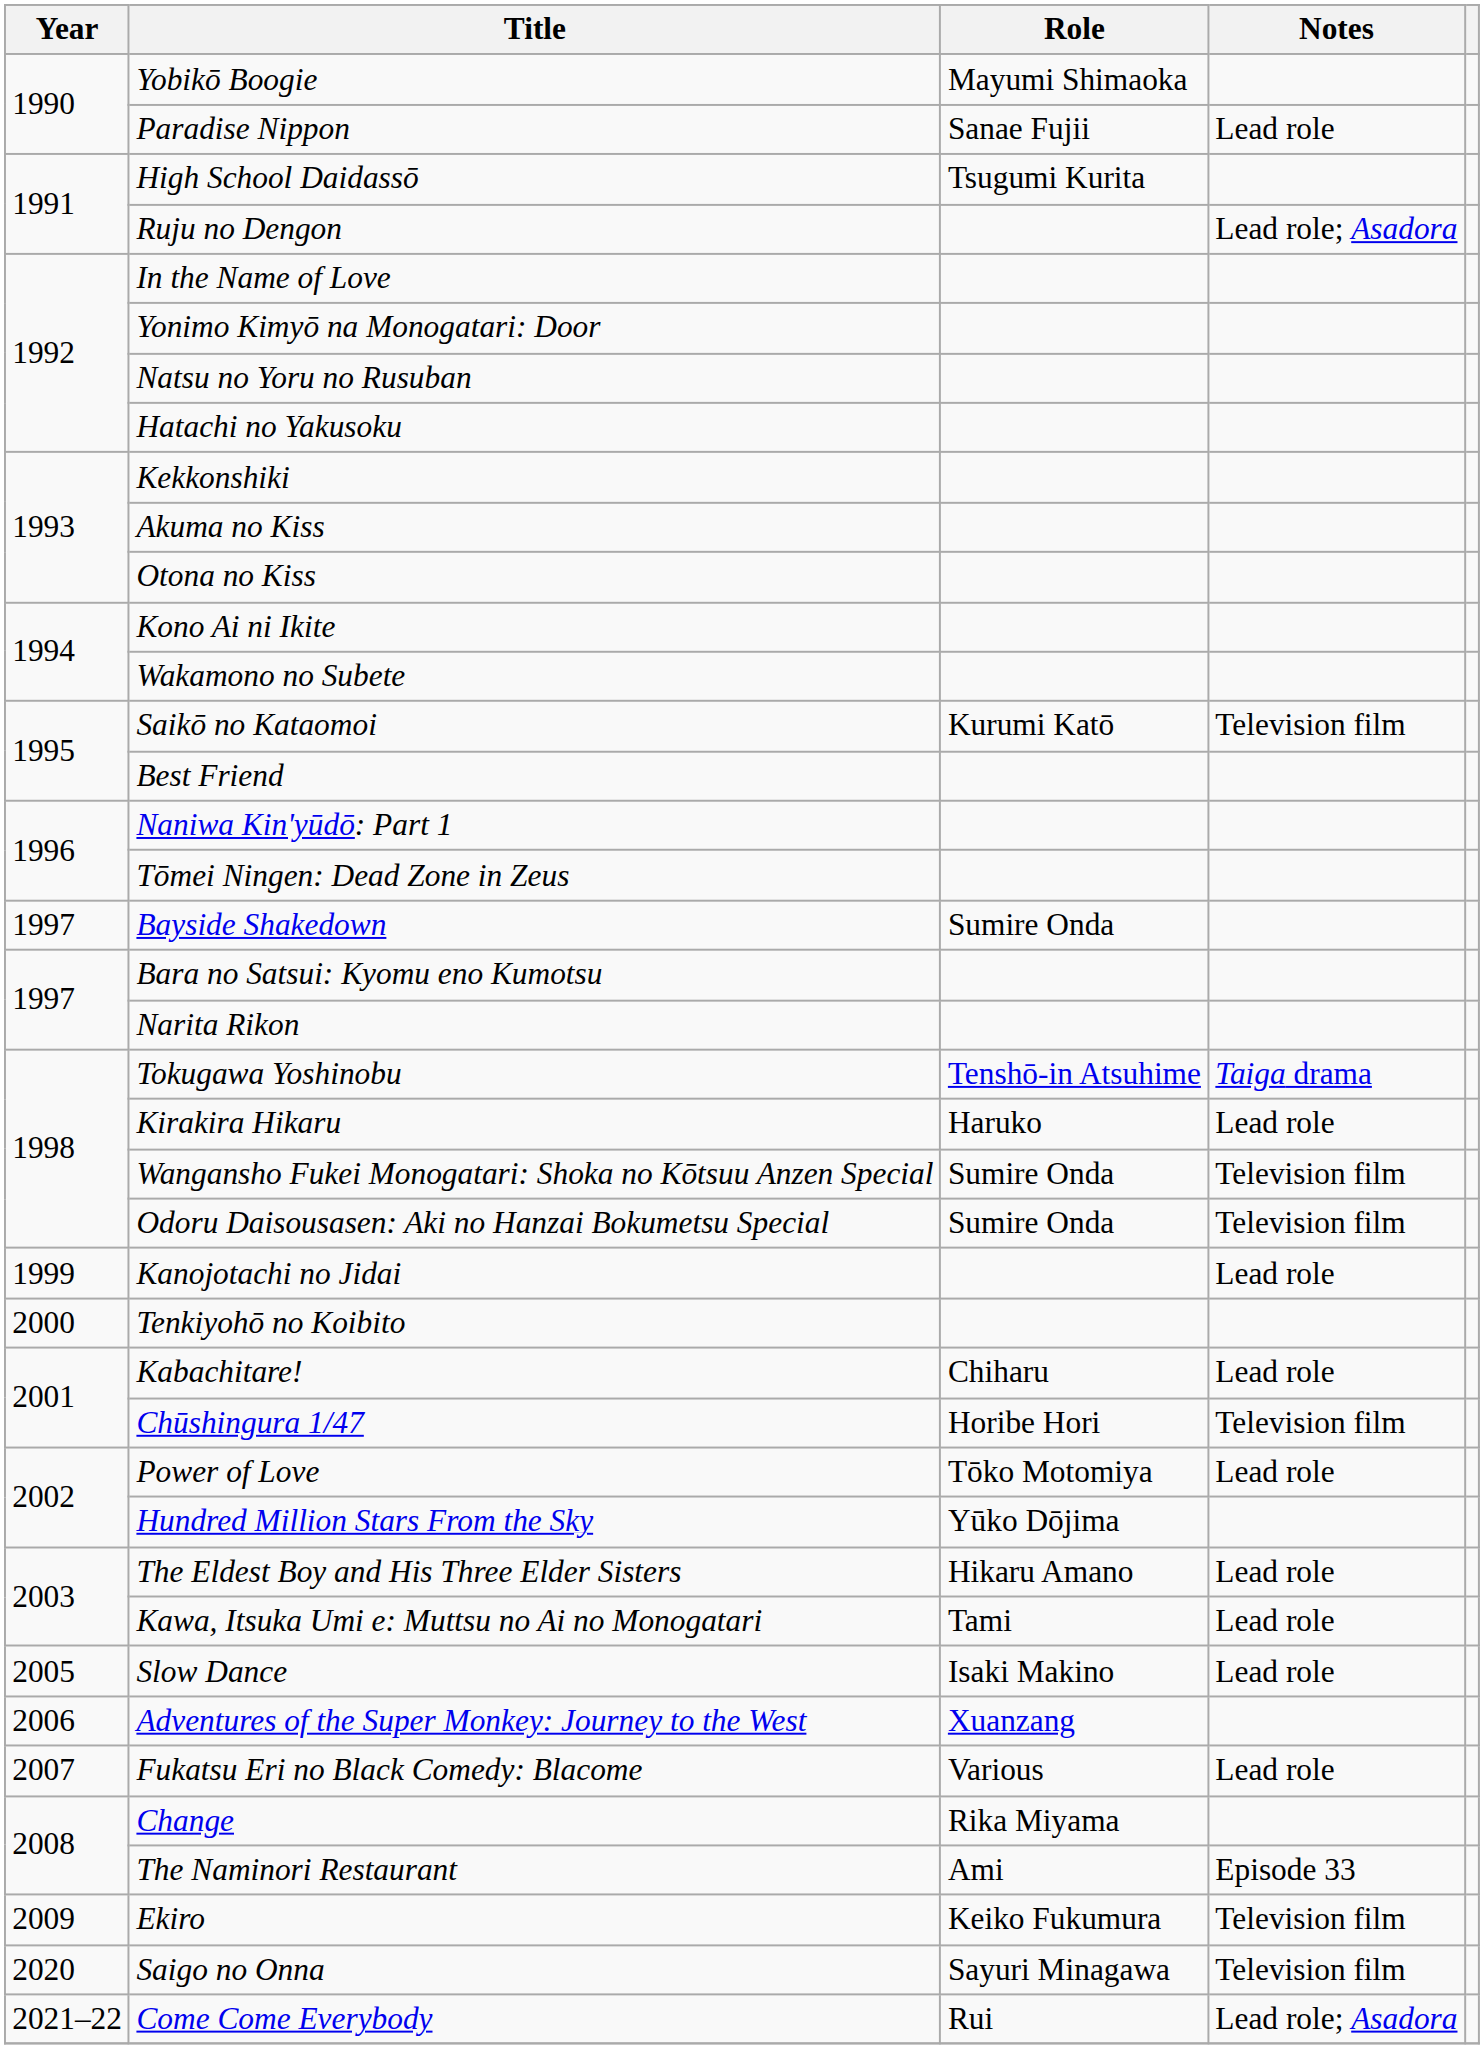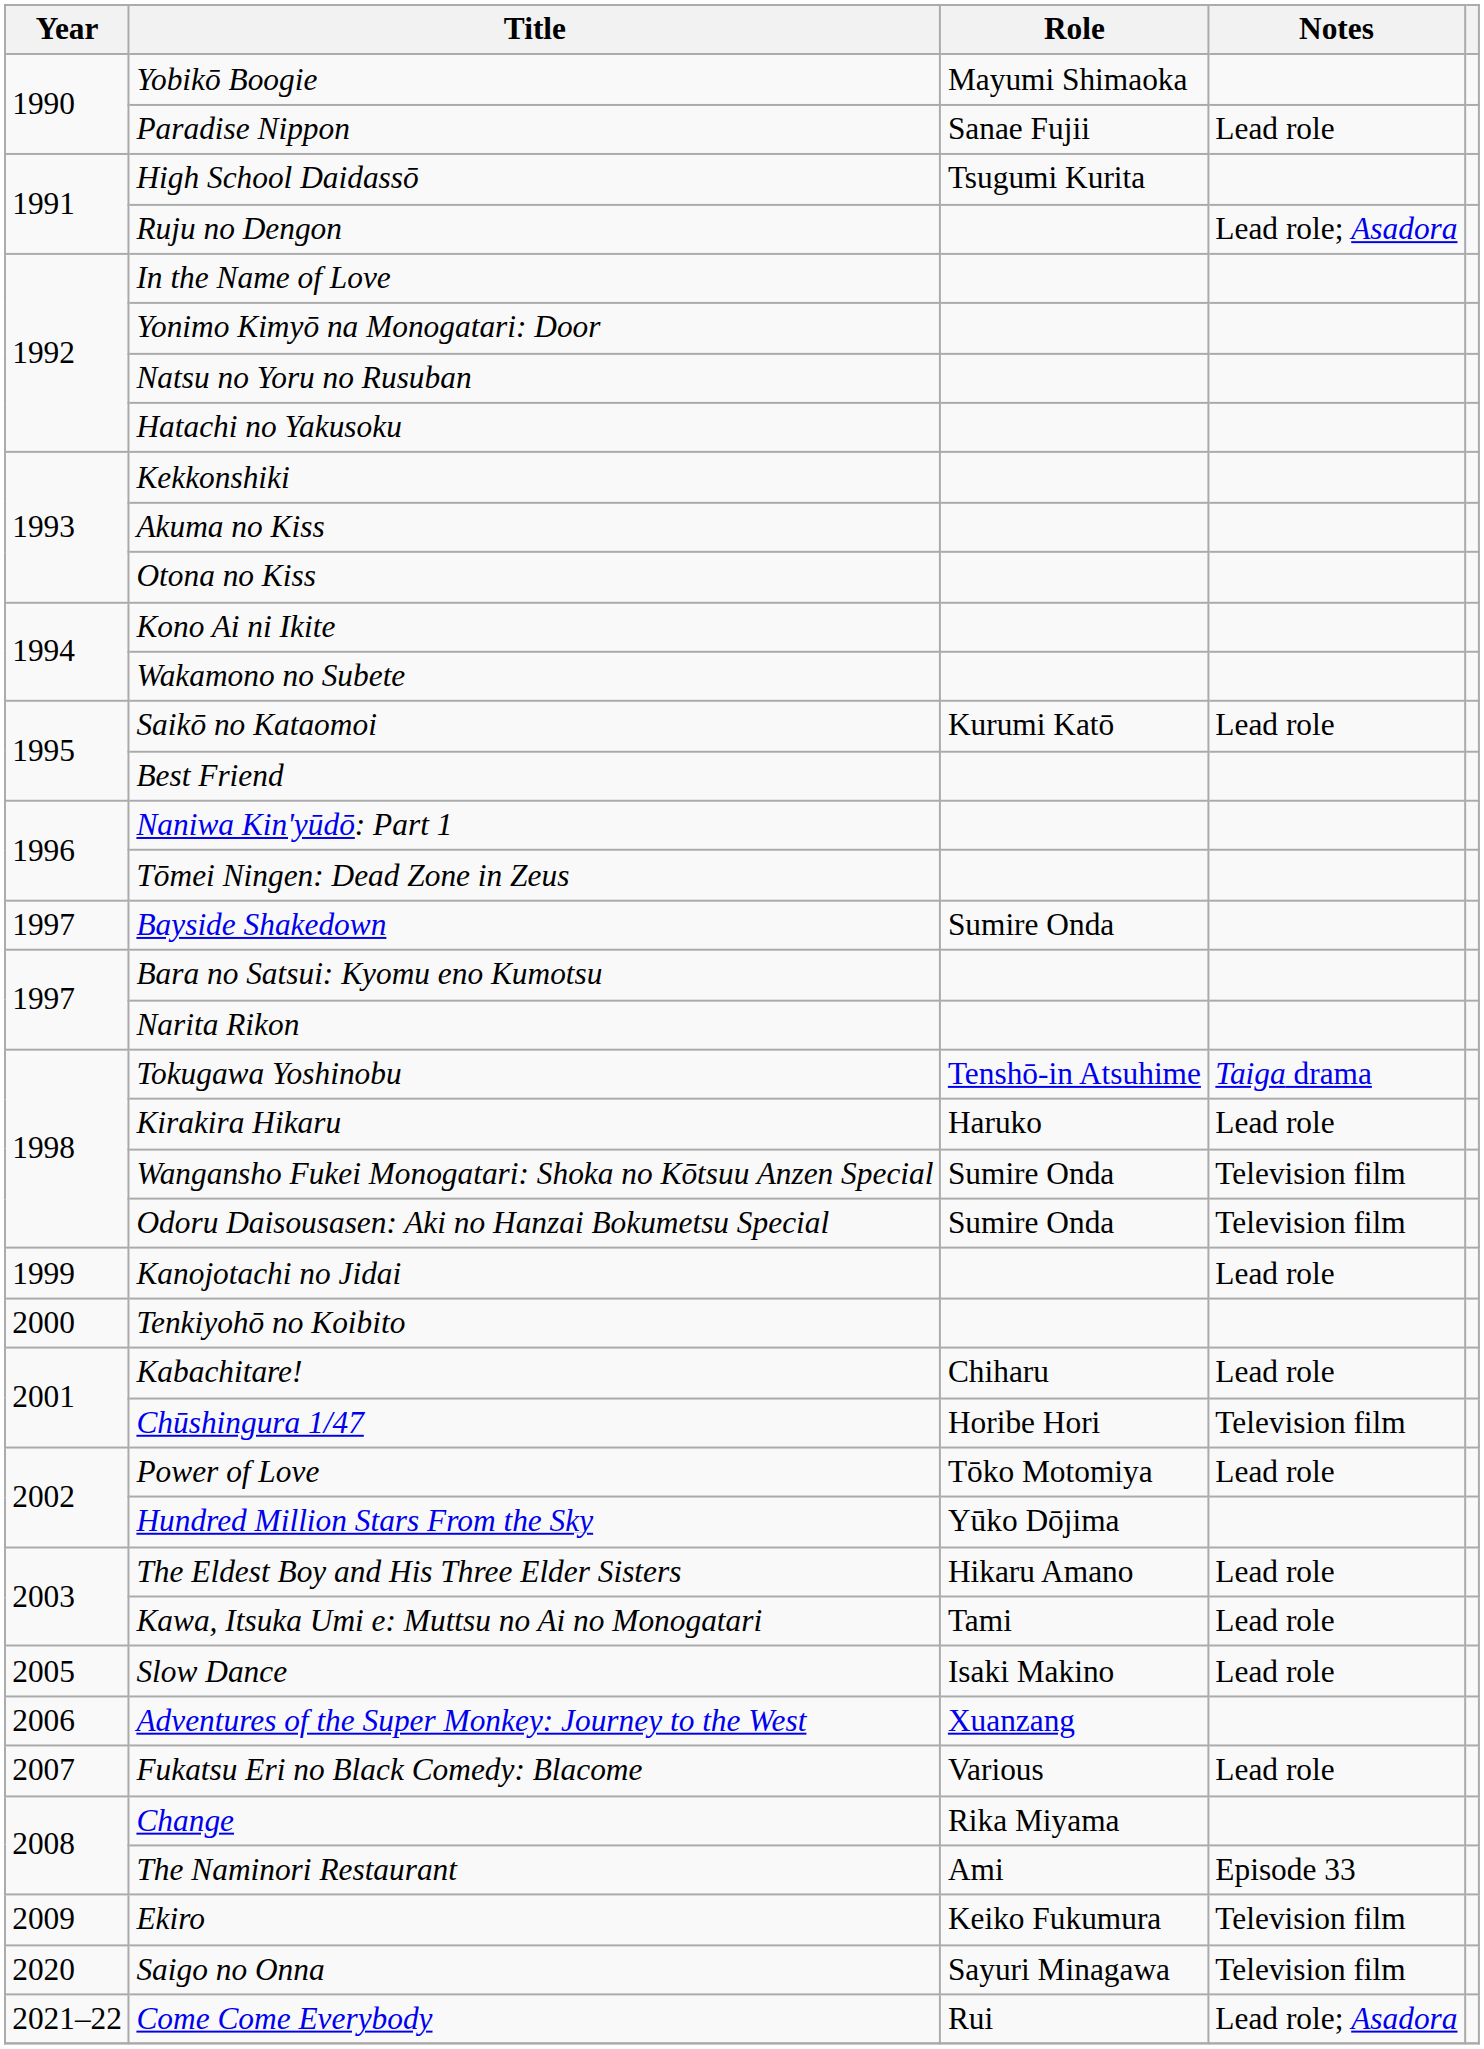(1311, 725) Television film -> (1275, 725) Lead role
